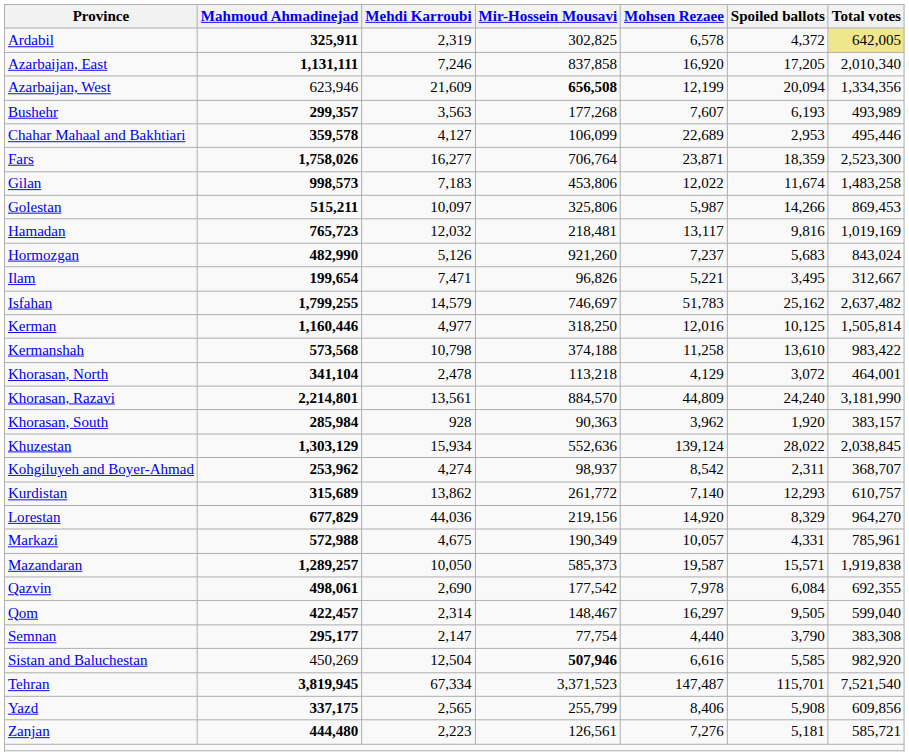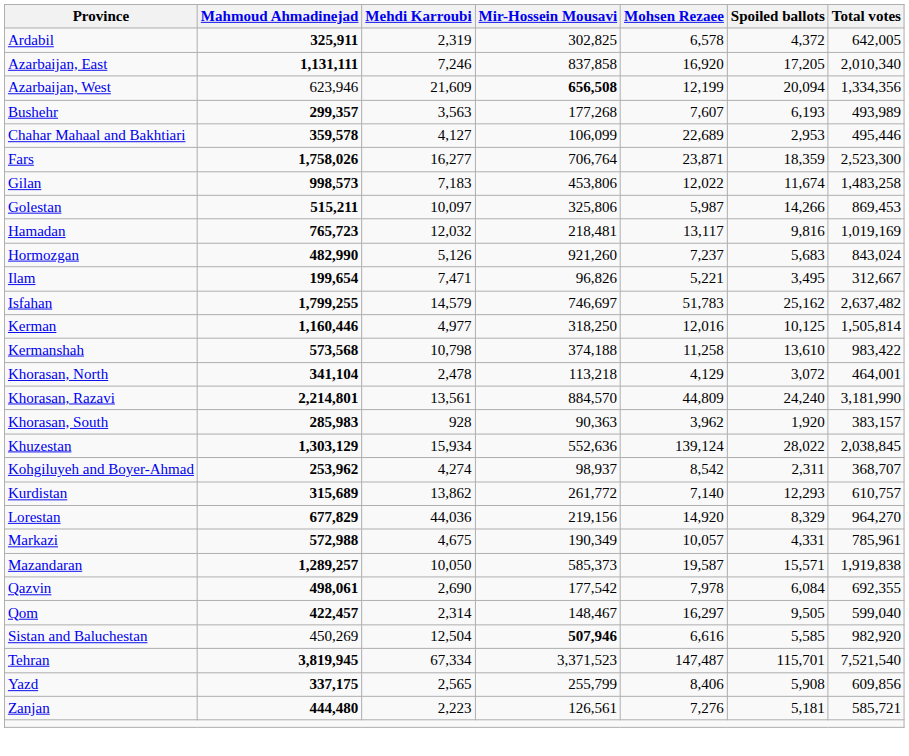(877, 40) khaki background -> (877, 40) no background
(334, 421) 285,984 -> (334, 421) 285,983
- row: (32, 636)
